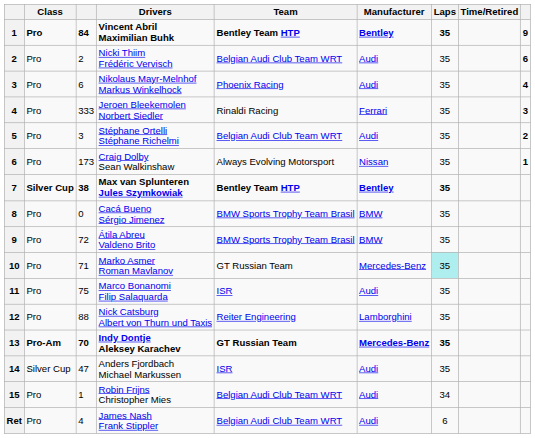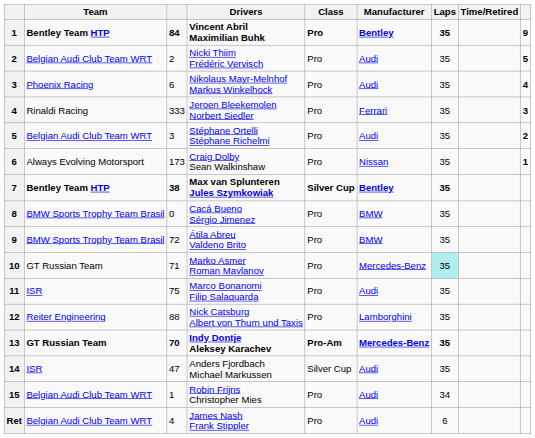columns swapped: (50, 12) <-> (286, 12)
(525, 58) 6 -> (525, 58) 5
